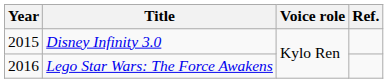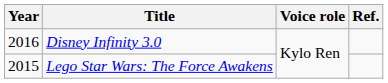(24, 41) 2015 -> (24, 41) 2016
(24, 66) 2016 -> (24, 66) 2015
